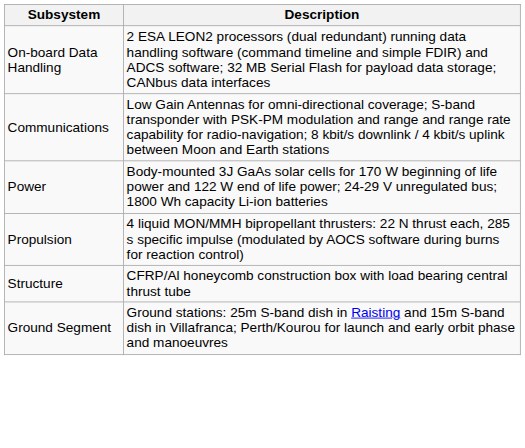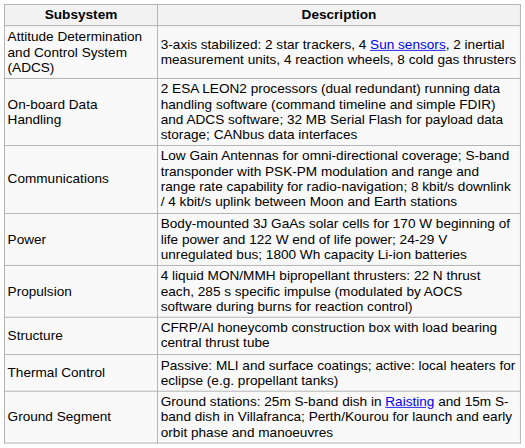+ row: (75, 52)
+ row: (56, 372)
